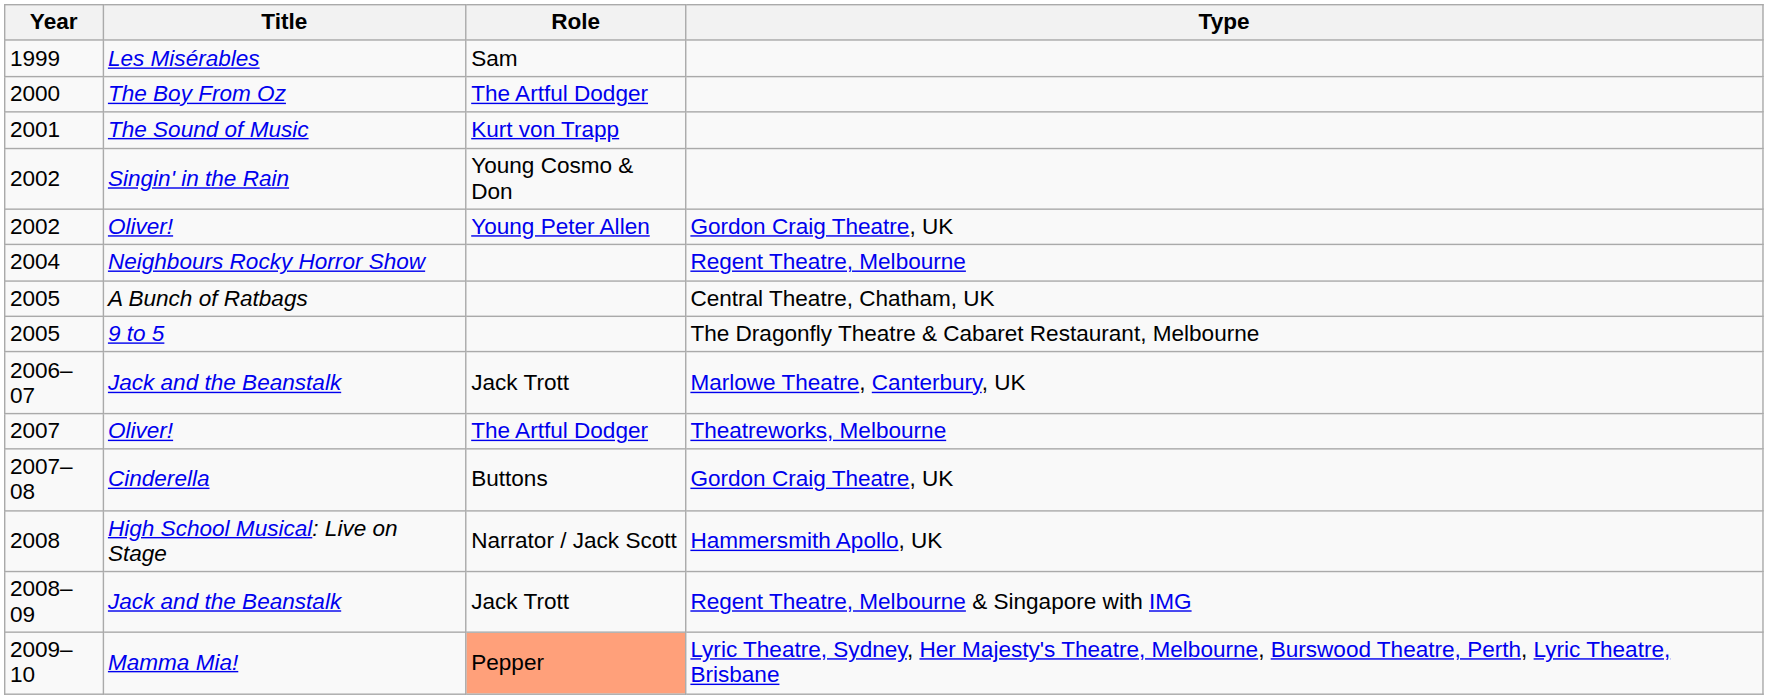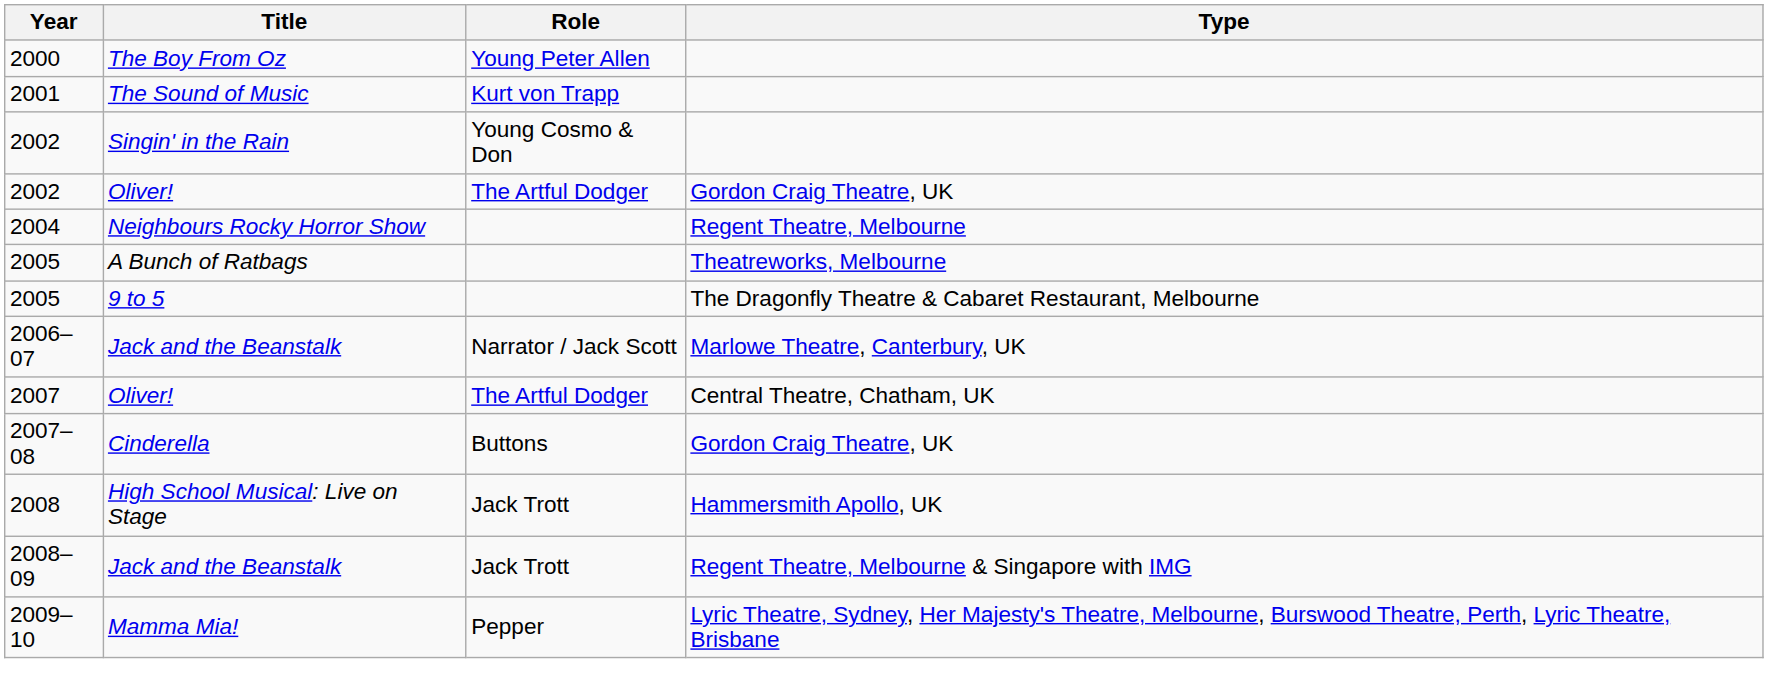- row: (35, 58)
(560, 93) The Artful Dodger -> (560, 58) Young Peter Allen
(560, 226) Young Peter Allen -> (560, 190) The Artful Dodger
(843, 298) Central Theatre, Chatham, UK -> (818, 262) Theatreworks, Melbourne
(520, 382) Jack Trott -> (574, 346) Narrator / Jack Scott
(818, 430) Theatreworks, Melbourne -> (843, 395) Central Theatre, Chatham, UK
(574, 540) Narrator / Jack Scott -> (520, 504) Jack Trott
(508, 662) lightsalmon background -> (508, 627) no background
